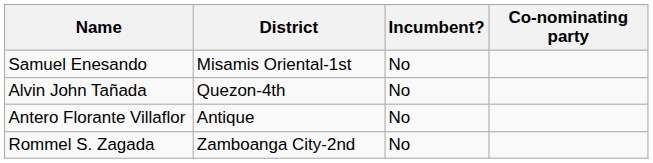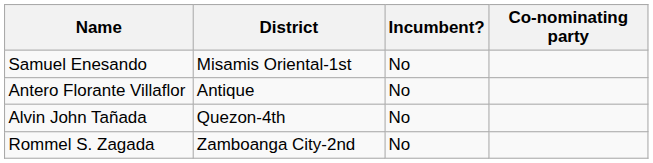rows swapped: (78, 90) <-> (97, 117)
